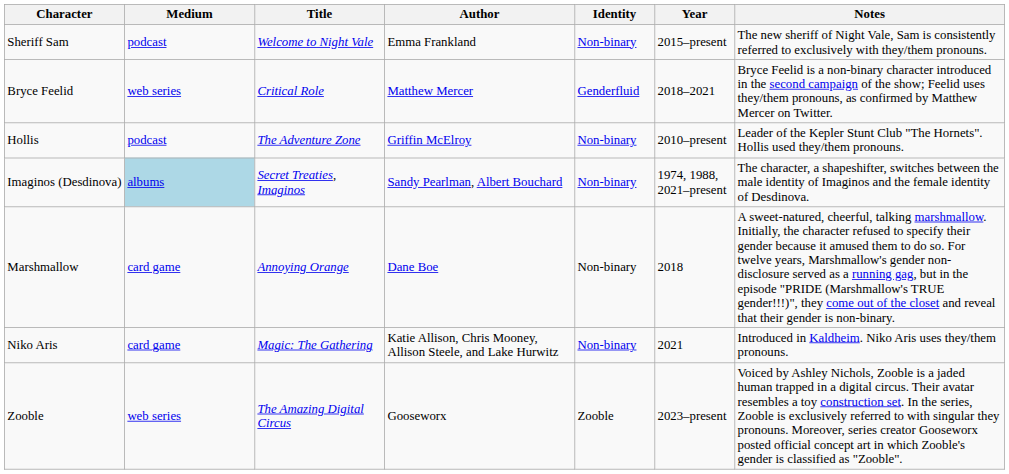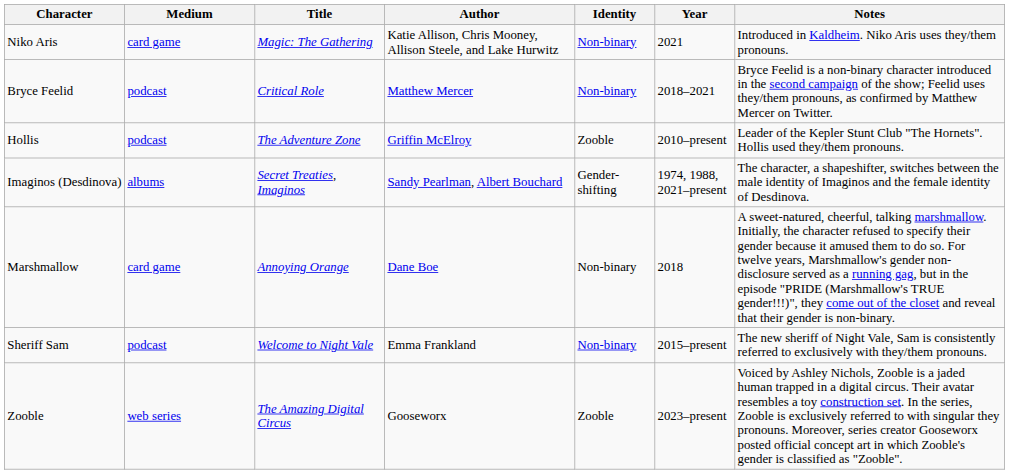rows swapped: (32, 345) <-> (38, 42)
(154, 91) web series -> (147, 91) podcast
(608, 91) Genderfluid -> (607, 91) Non-binary
(607, 140) Non-binary -> (596, 140) Zooble
(146, 182) lightblue background -> (146, 182) no background
(607, 182) Non-binary -> (598, 182) Gender-shifting
